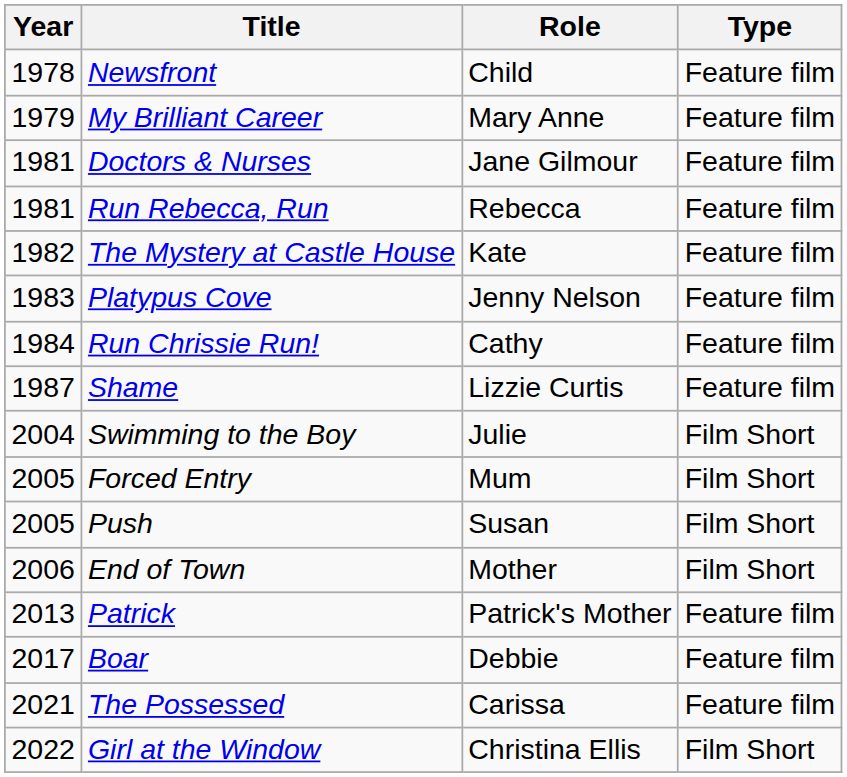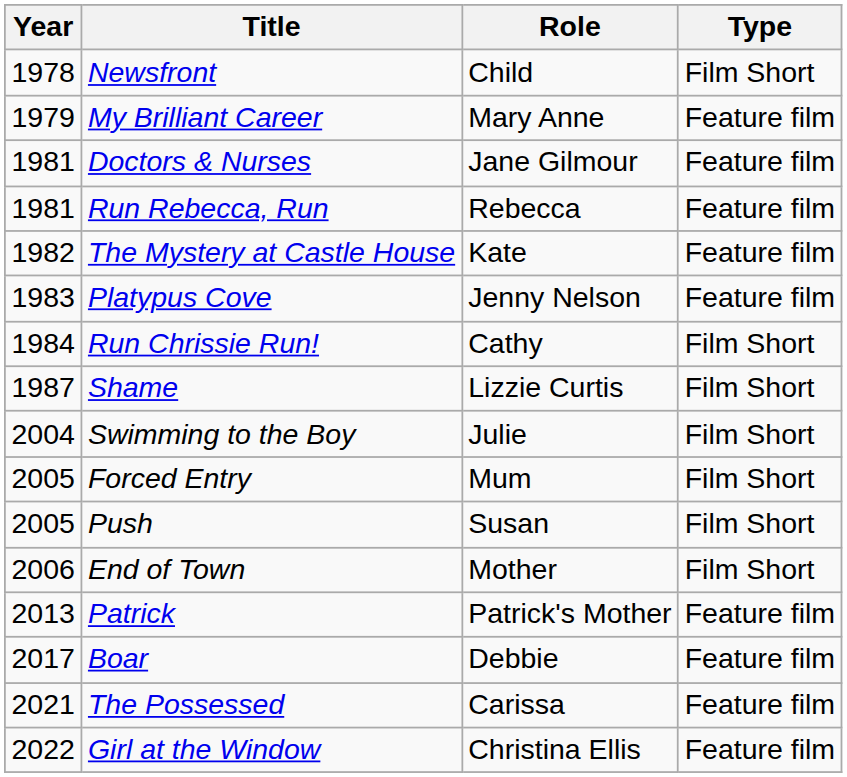(760, 72) Feature film -> (750, 72) Film Short
(760, 343) Feature film -> (750, 343) Film Short
(760, 388) Feature film -> (750, 388) Film Short
(750, 749) Film Short -> (760, 749) Feature film
